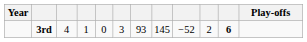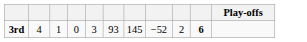- column: (18, 12)
